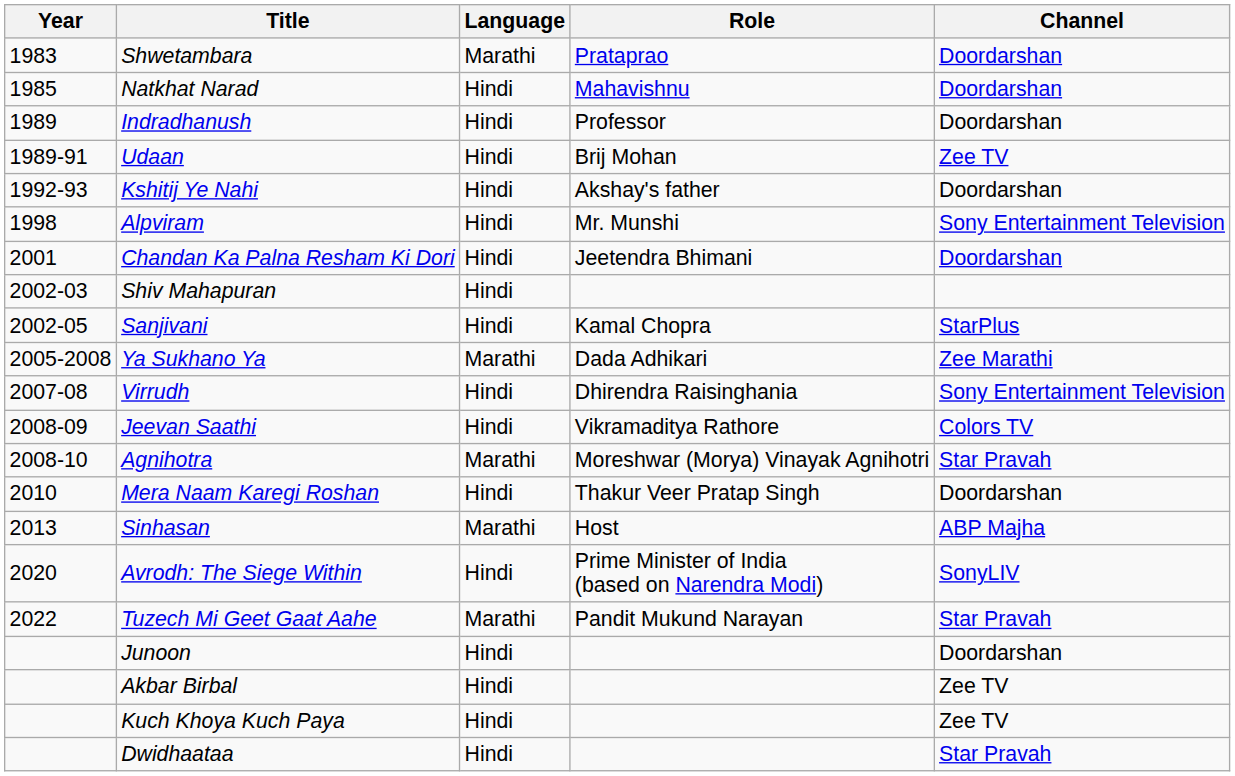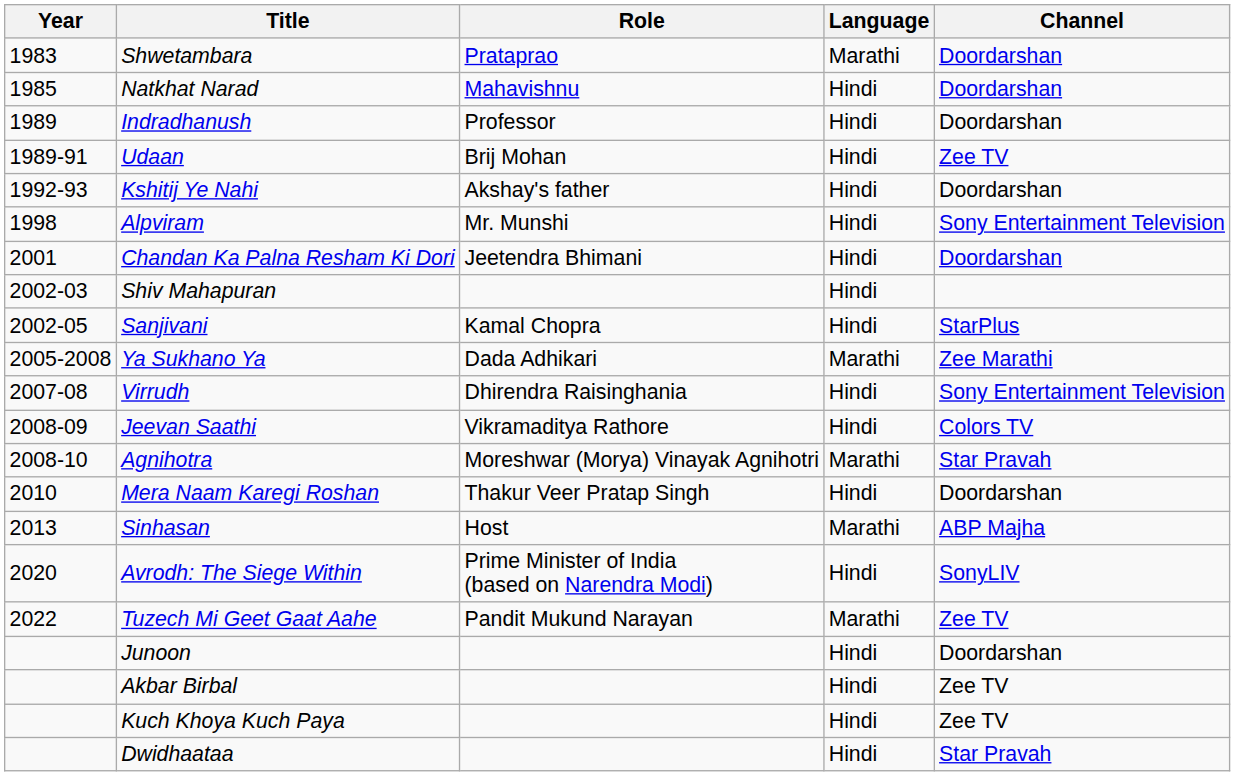columns swapped: (752, 21) <-> (515, 21)
(995, 619) Star Pravah -> (974, 619) Zee TV
